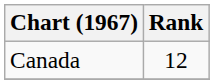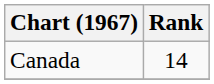(176, 60) 12 -> (176, 60) 14
